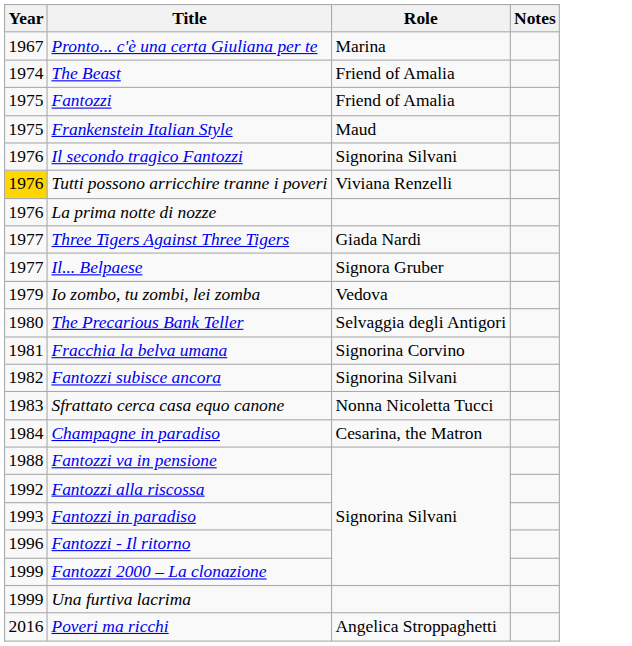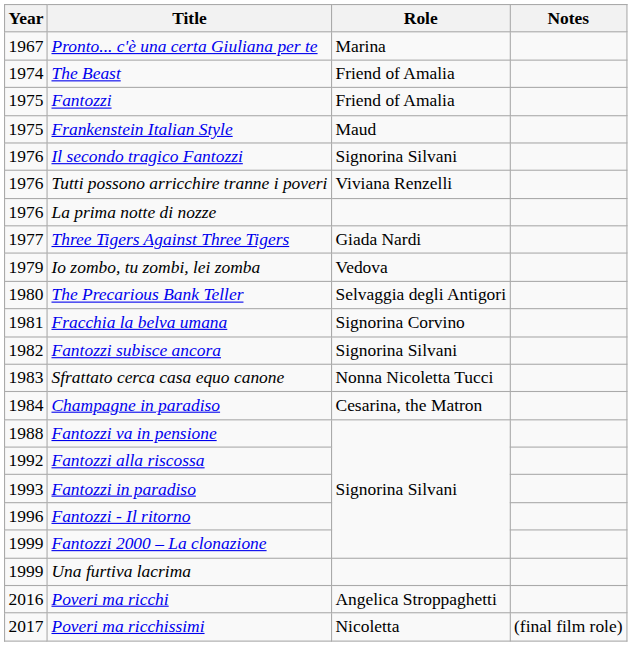(26, 184) gold background -> (26, 184) no background
- row: (97, 267)
+ row: (128, 626)
